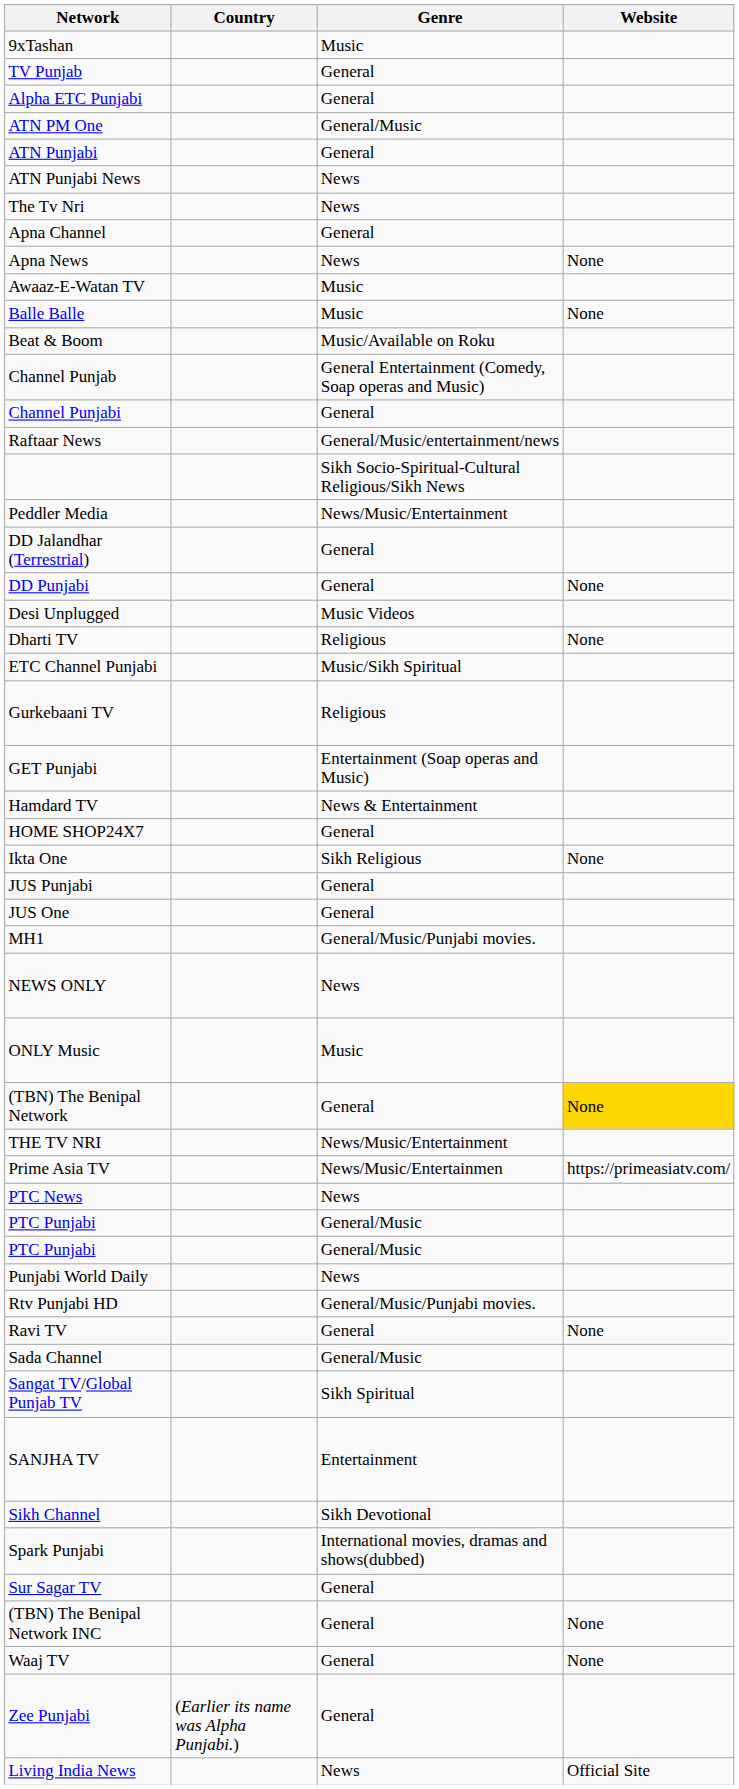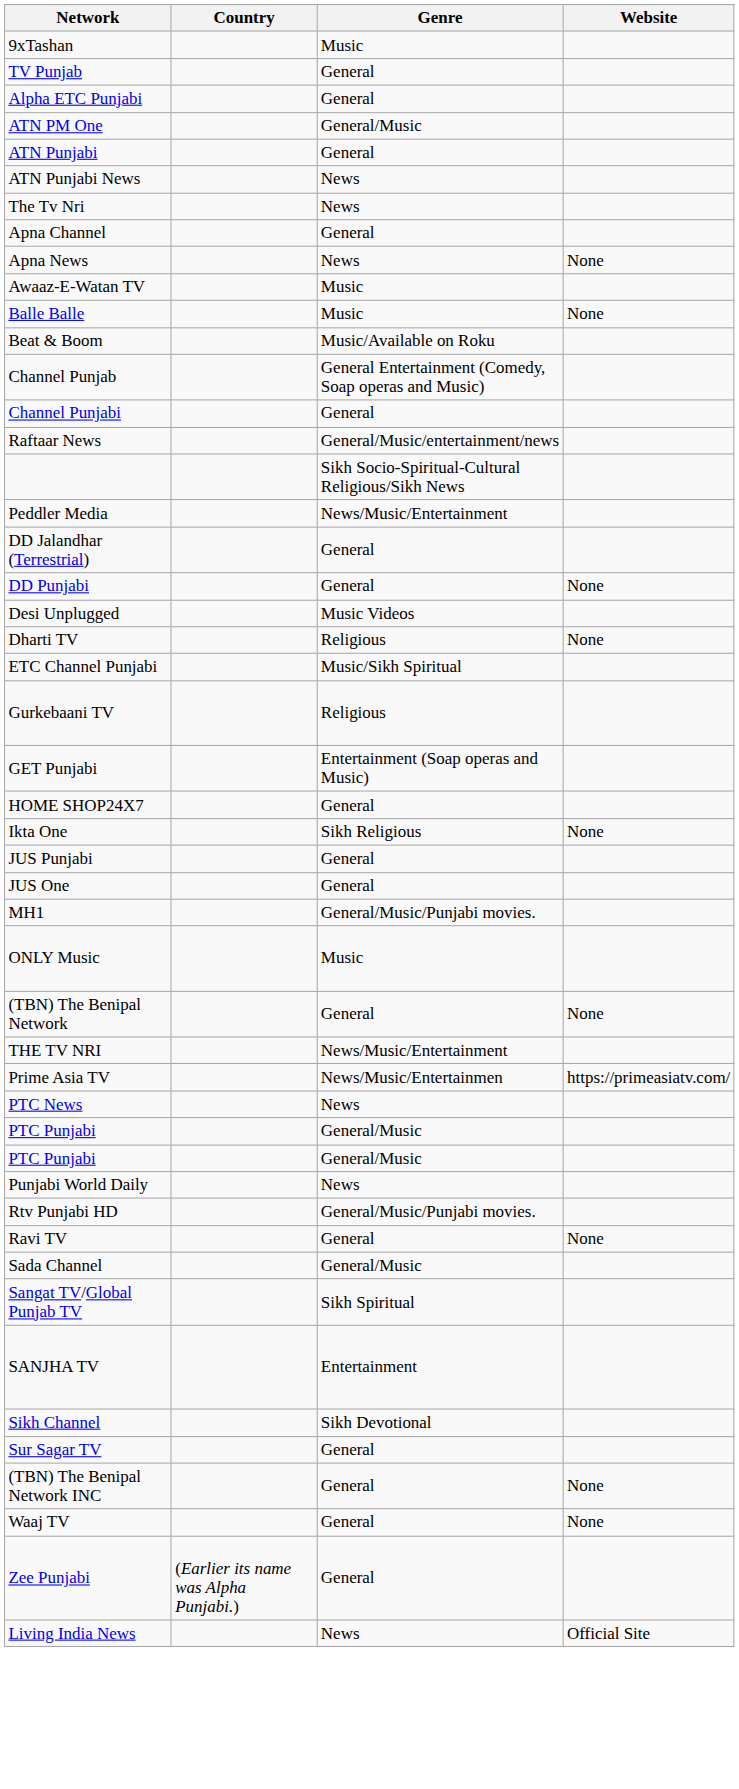- row: (53, 804)
- row: (57, 985)
(585, 1105) gold background -> (585, 1013) no background
- row: (56, 1550)
